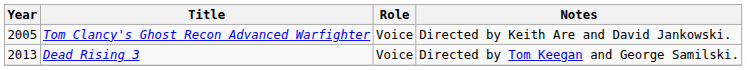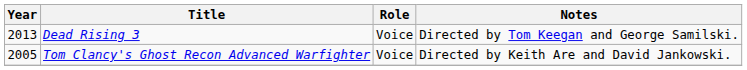rows swapped: (207, 35) <-> (91, 55)
